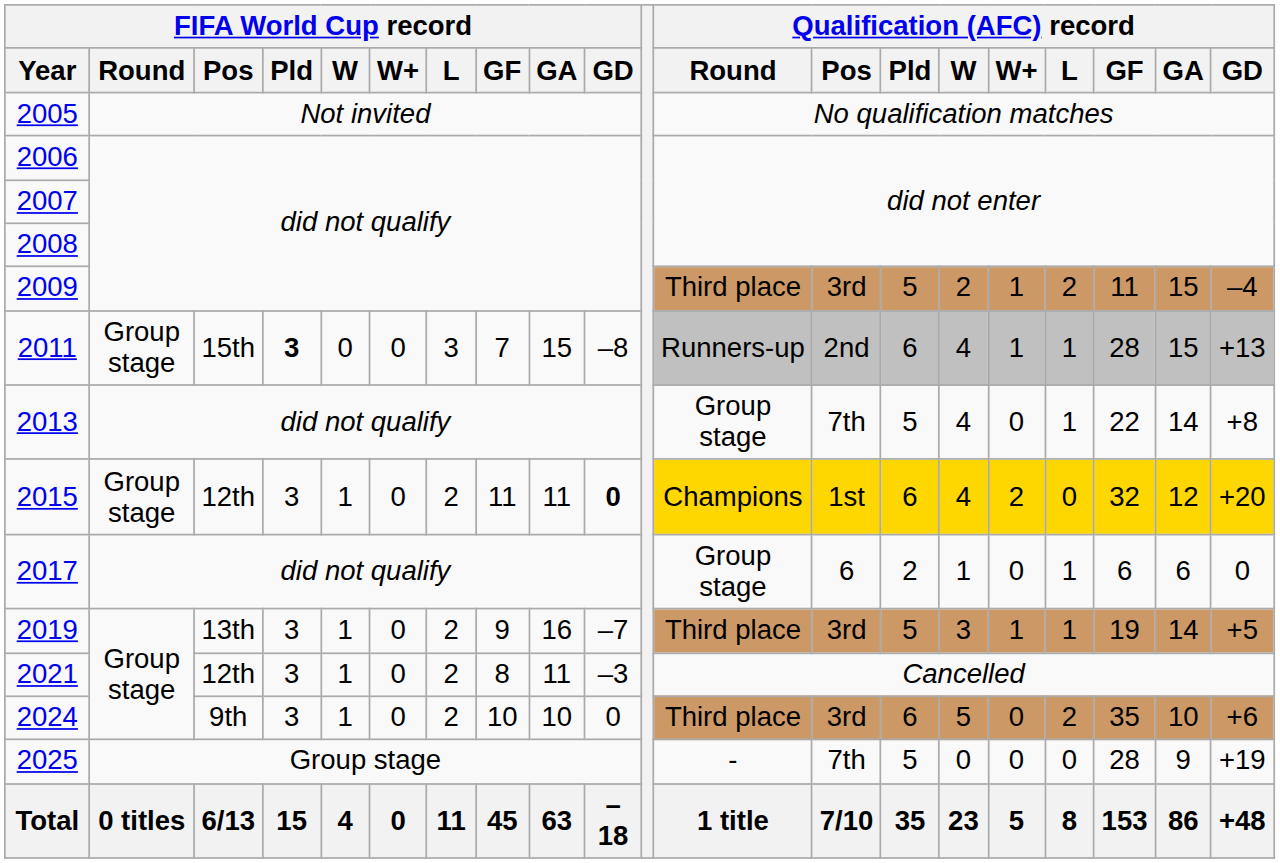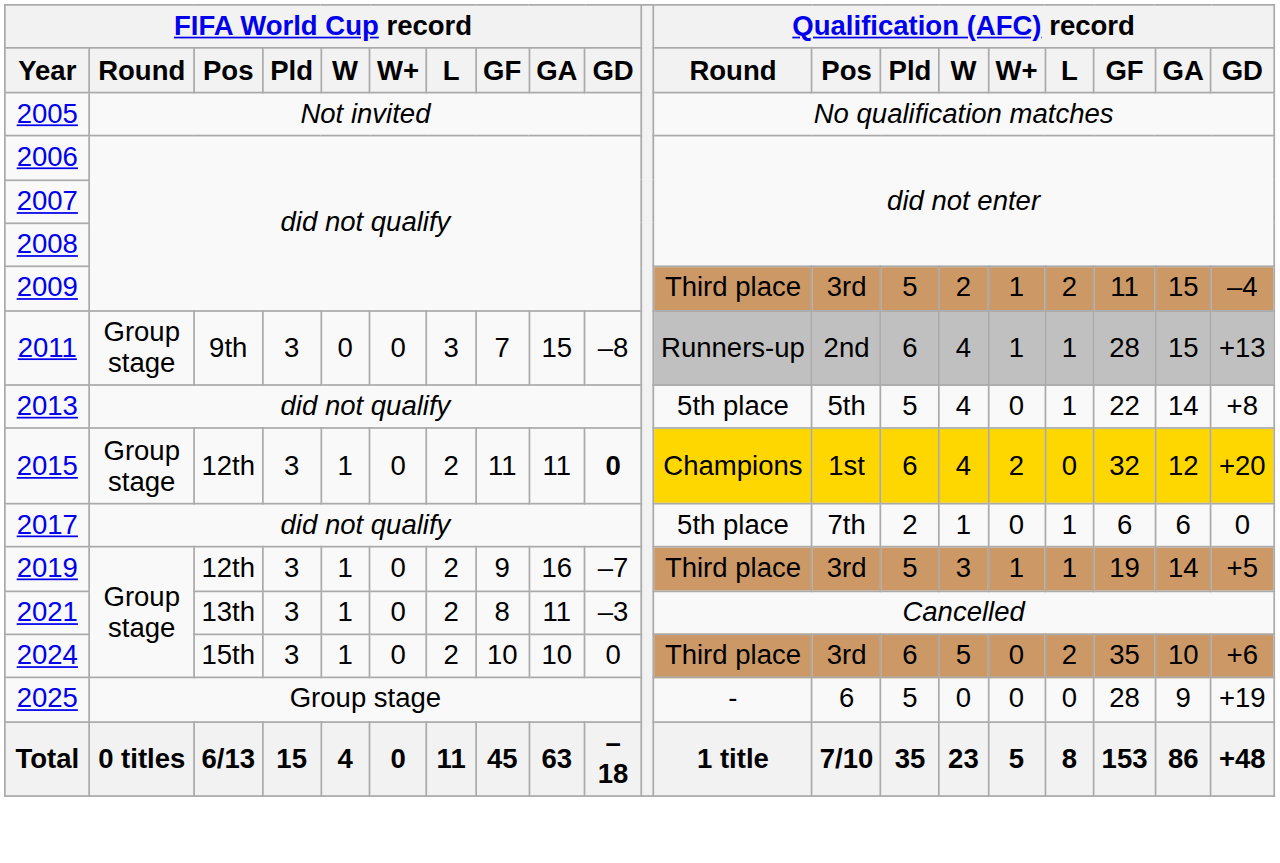(228, 347) 15th -> (228, 347) 9th
(292, 347) bold -> (292, 347) normal
(733, 421) Group stage -> (733, 406) 5th place
(847, 421) 7th -> (847, 406) 5th
(733, 571) Group stage -> (733, 524) 5th place
(847, 571) 6 -> (847, 524) 7th
(228, 630) 13th -> (228, 568) 12th
(228, 673) 12th -> (228, 611) 13th
(228, 717) 9th -> (228, 655) 15th
(847, 761) 7th -> (847, 699) 6
